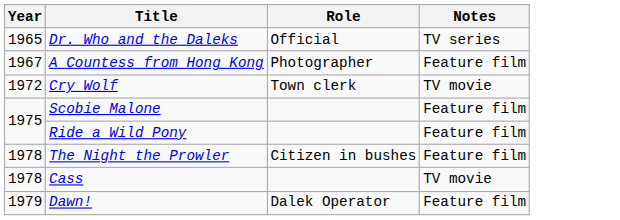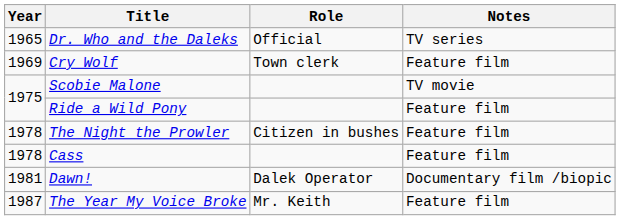- row: (156, 63)
(25, 86) 1972 -> (25, 63) 1969
(457, 86) TV movie -> (457, 63) Feature film
(475, 109) Feature film -> (440, 86) TV movie
(457, 179) TV movie -> (457, 156) Feature film
(25, 203) 1979 -> (25, 179) 1981
(475, 203) Feature film -> (509, 179) Documentary film /biopic
+ row: (148, 203)
